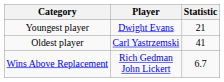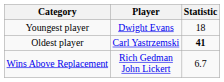(201, 27) 21 -> (201, 27) 18
(201, 43) normal -> (201, 43) bold
